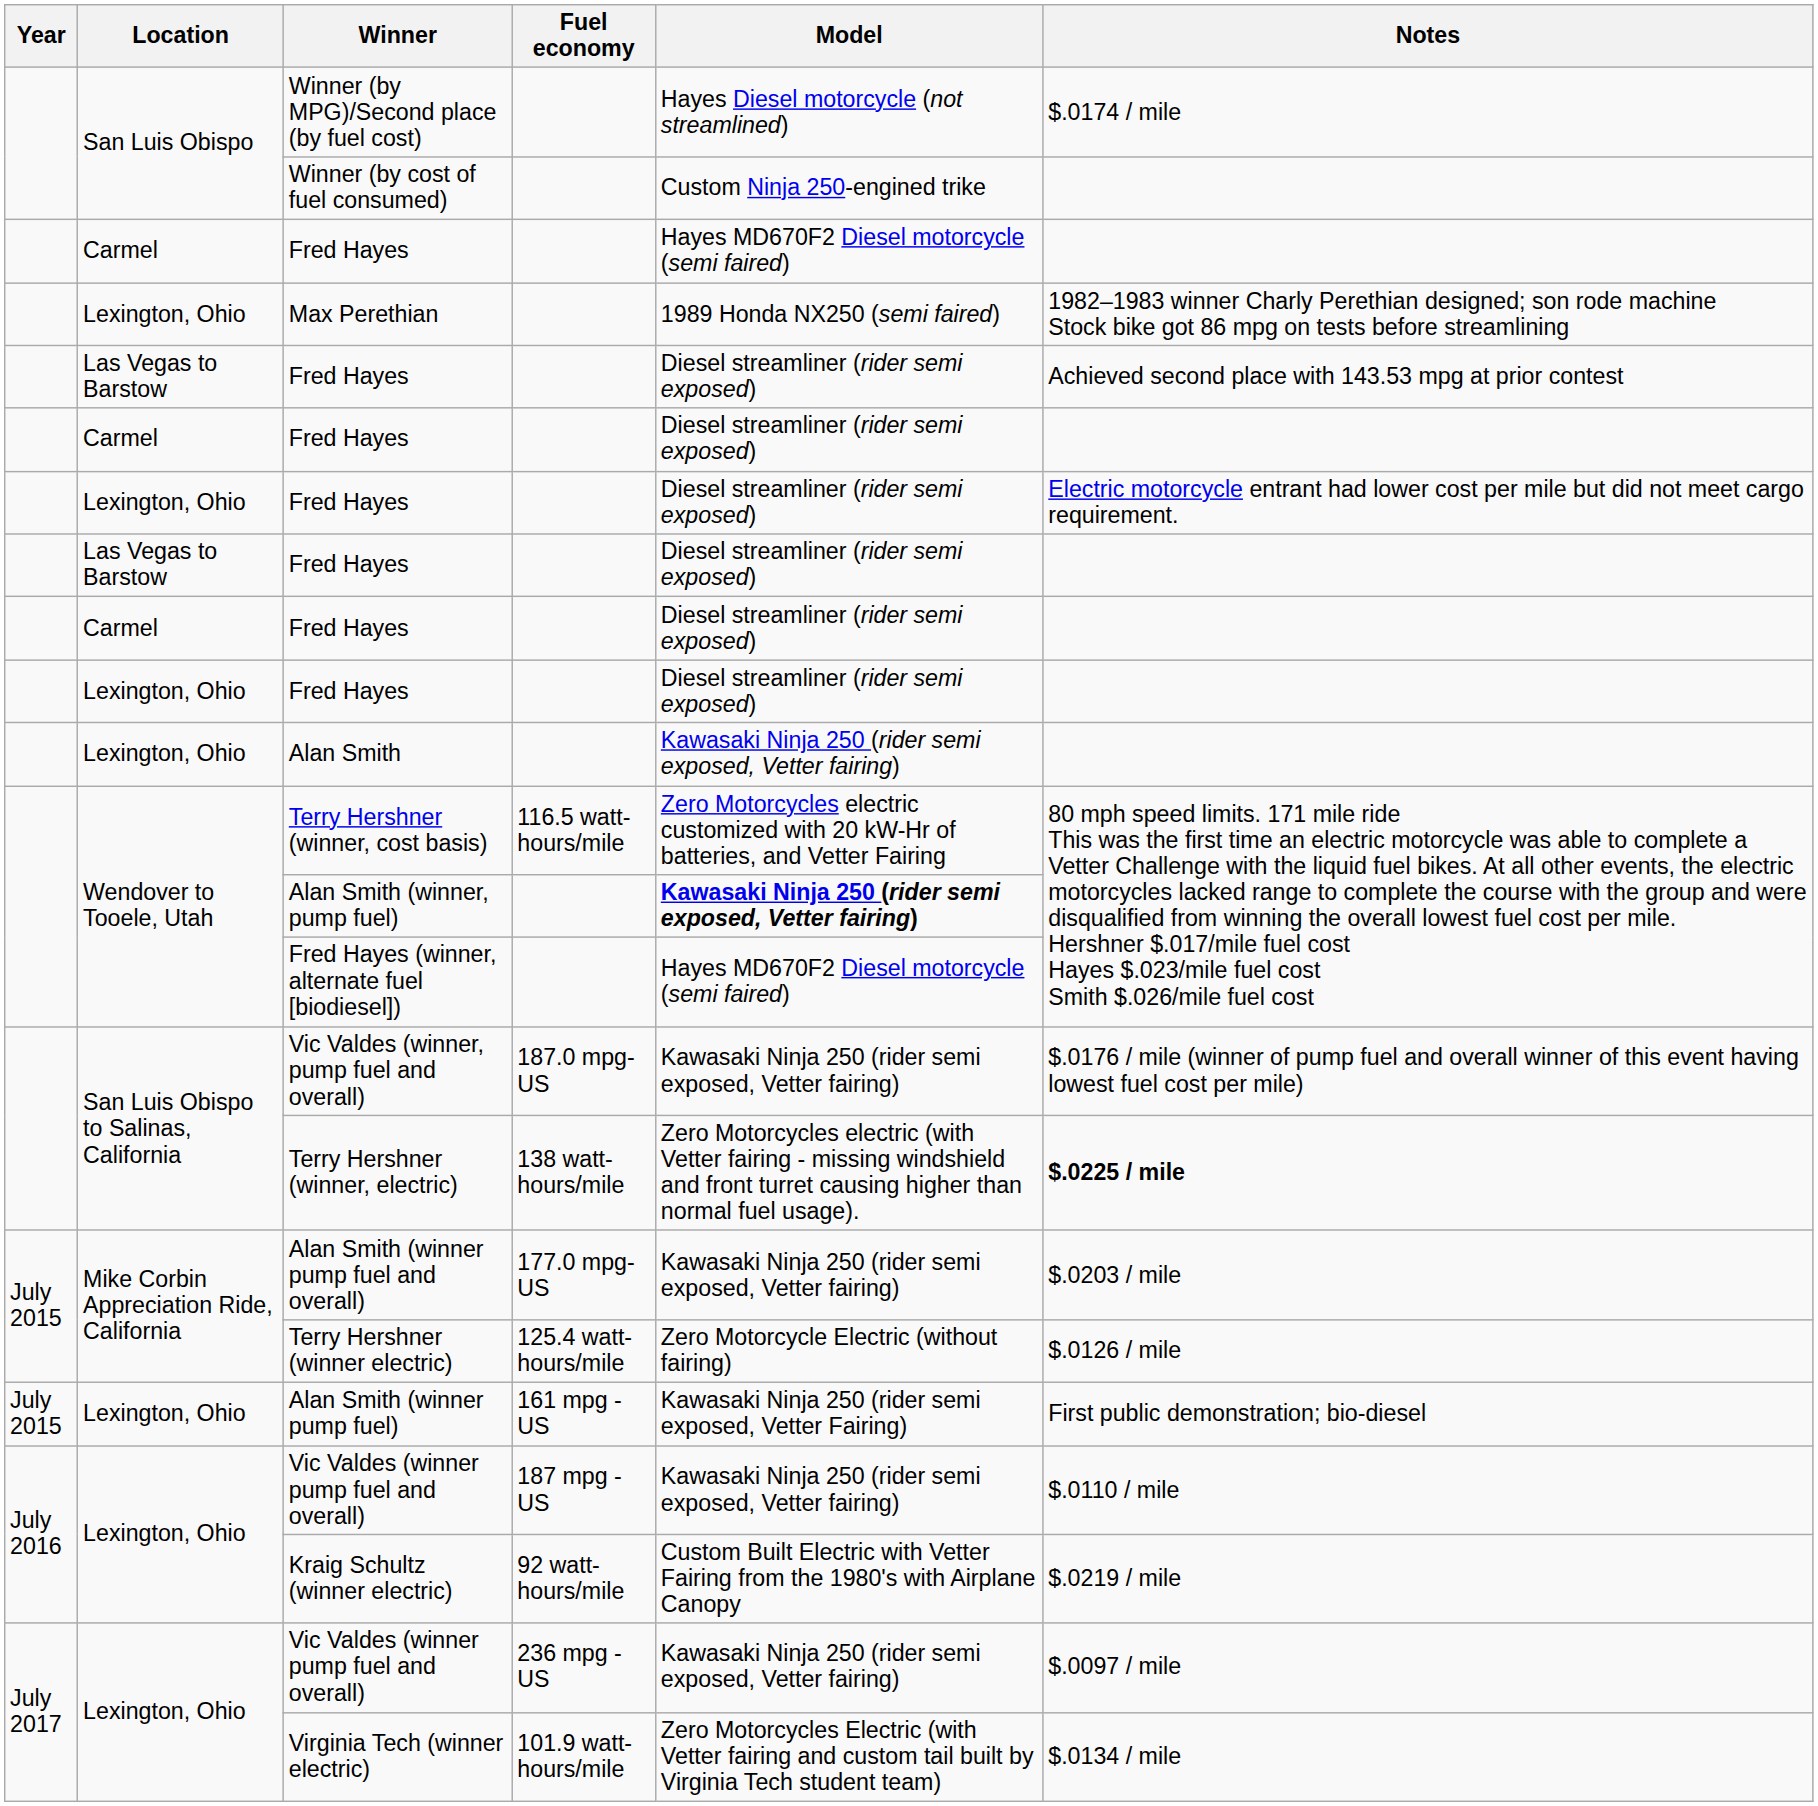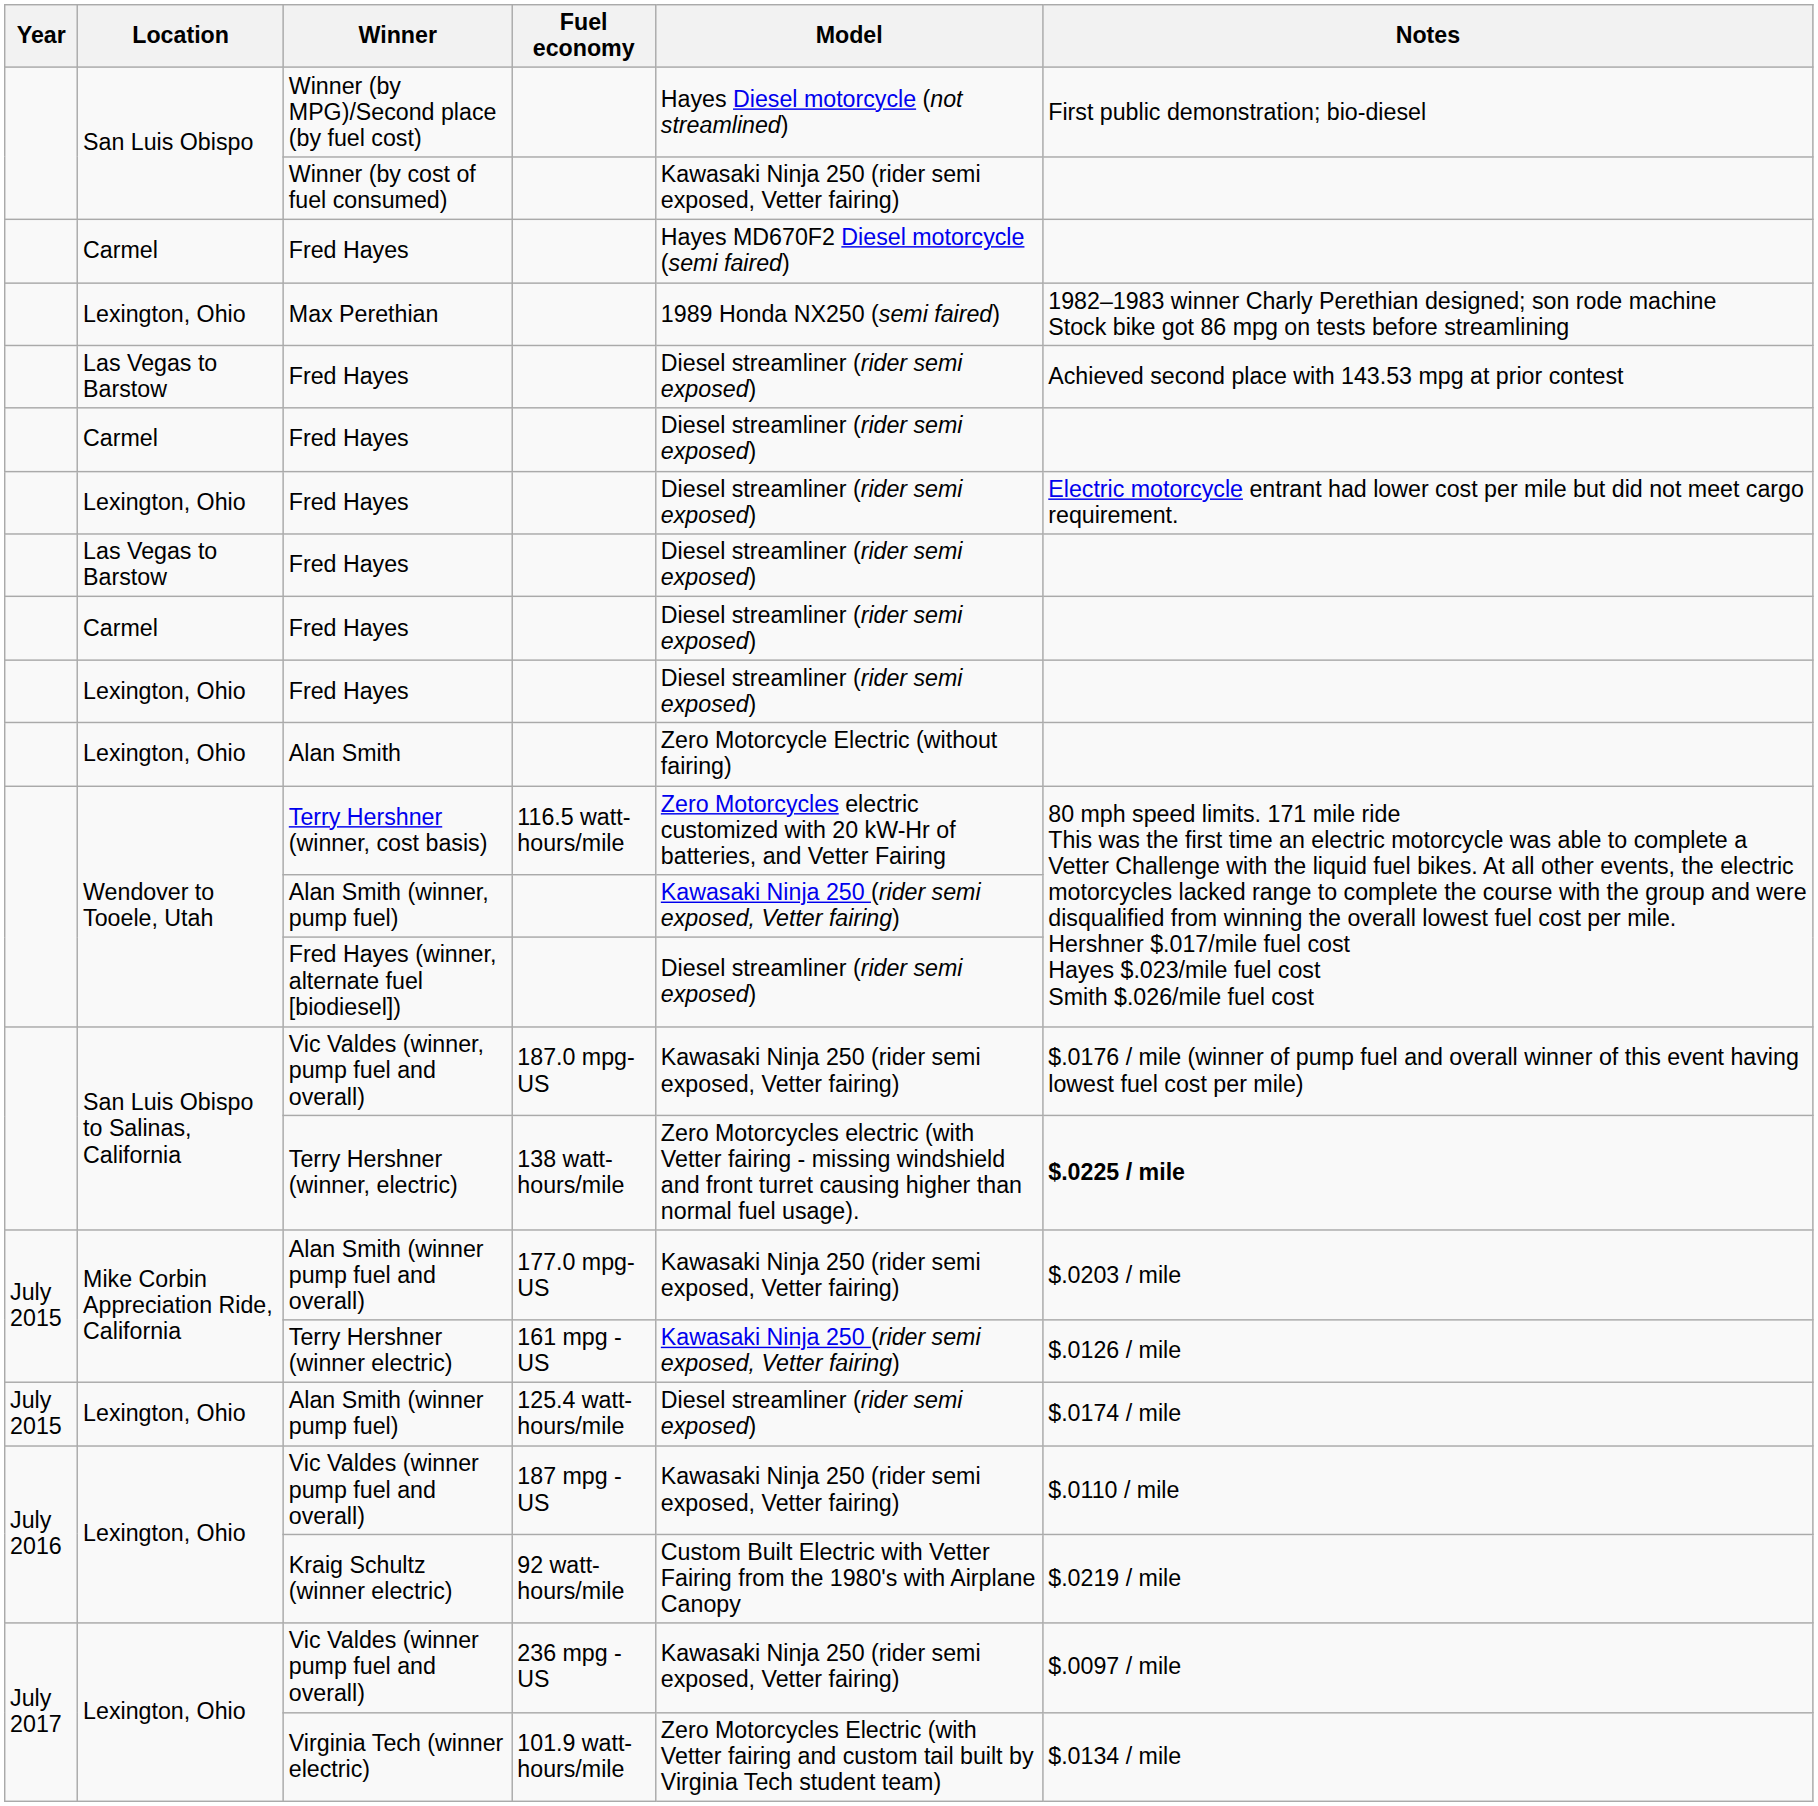(1115, 111) $.0174 / mile -> (1237, 111) First public demonstration; bio-diesel
(823, 187) Custom Ninja 250-engined trike -> (821, 187) Kawasaki Ninja 250 (rider semi exposed, Vetter fairing)
(821, 753) Kawasaki Ninja 250 (rider semi exposed, Vetter fairing) -> (829, 753) Zero Motorcycle Electric (without fairing)
(830, 905) bold -> (821, 905) normal
(843, 981) Hayes MD670F2 Diesel motorcycle (semi faired) -> (812, 981) Diesel streamliner (rider semi exposed)
(575, 1350) 125.4 watt-hours/mile -> (570, 1350) 161 mpg - US
(829, 1350) Zero Motorcycle Electric (without fairing) -> (821, 1350) Kawasaki Ninja 250 (rider semi exposed, Vetter fairing)
(570, 1413) 161 mpg - US -> (575, 1413) 125.4 watt-hours/mile
(821, 1413) Kawasaki Ninja 250 (rider semi exposed, Vetter Fairing) -> (812, 1413) Diesel streamliner (rider semi exposed)
(1237, 1413) First public demonstration; bio-diesel -> (1115, 1413) $.0174 / mile
